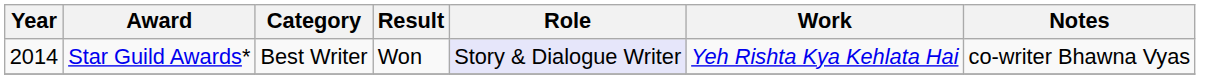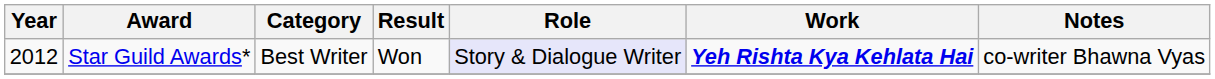(34, 56) 2014 -> (34, 56) 2012
(825, 56) normal -> (832, 56) bold
